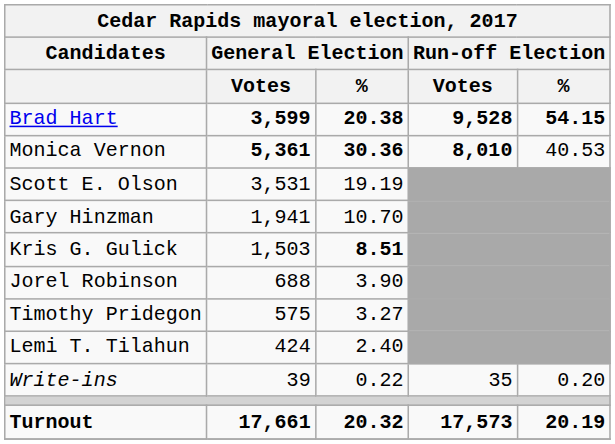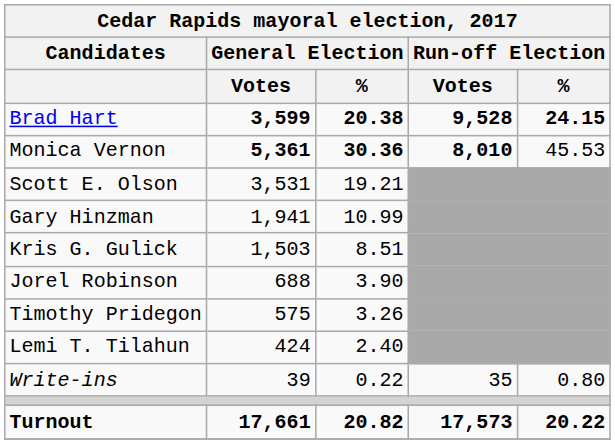(575, 119) 54.15 -> (575, 119) 24.15
(575, 152) 40.53 -> (575, 152) 45.53
(373, 184) 19.19 -> (373, 184) 19.21
(373, 217) 10.70 -> (373, 217) 10.99
(379, 249) bold -> (379, 249) normal
(379, 315) 3.27 -> (379, 315) 3.26
(581, 380) 0.20 -> (581, 380) 0.80
(373, 422) 20.32 -> (373, 422) 20.82
(575, 422) 20.19 -> (575, 422) 20.22
